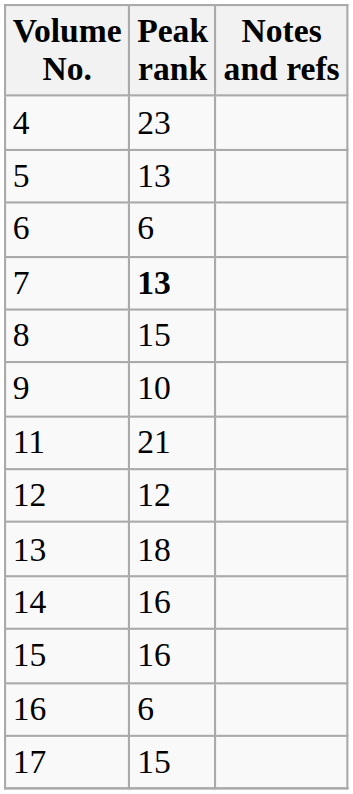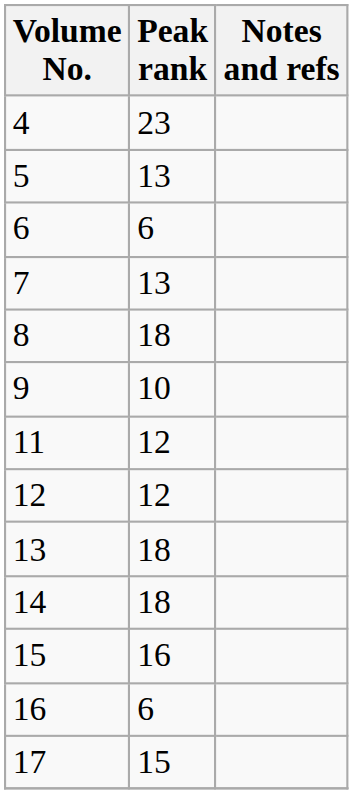(154, 282) bold -> (154, 282) normal
(154, 335) 15 -> (154, 335) 18
(154, 441) 21 -> (154, 441) 12
(154, 601) 16 -> (154, 601) 18
